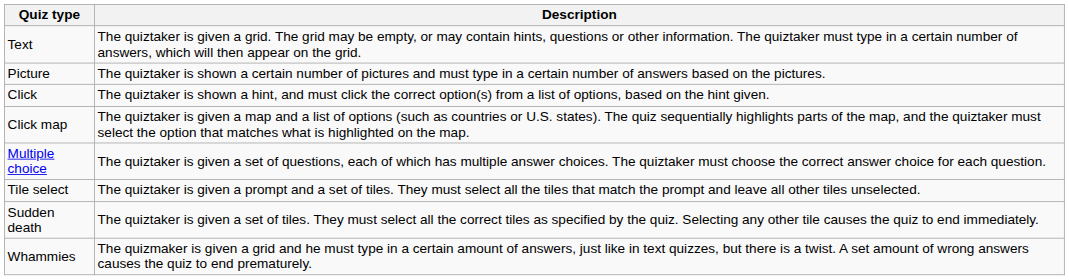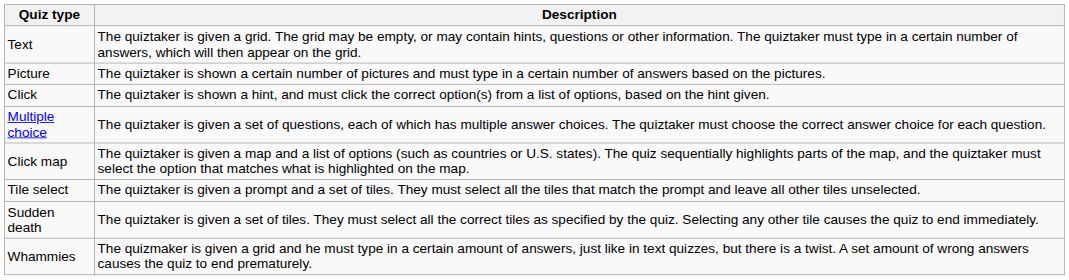rows swapped: (37, 124) <-> (31, 161)
